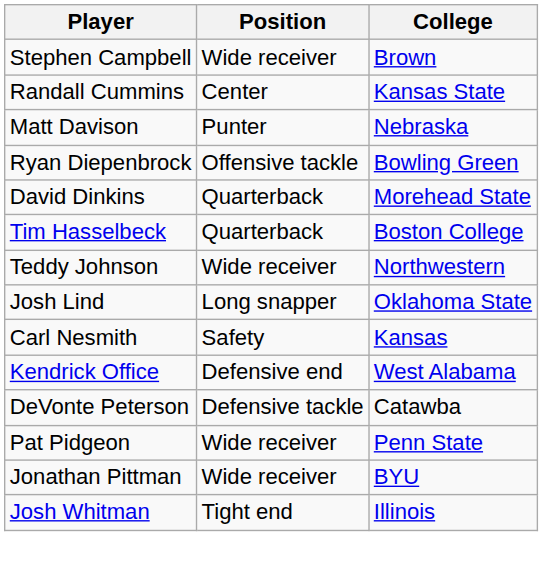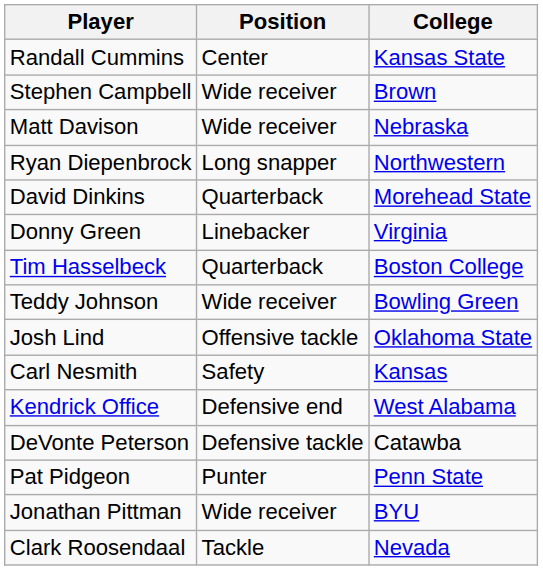rows swapped: (101, 57) <-> (97, 92)
(234, 127) Punter -> (269, 127) Wide receiver
(280, 162) Offensive tackle -> (269, 162) Long snapper
(446, 162) Bowling Green -> (439, 162) Northwestern
+ row: (75, 232)
(439, 267) Northwestern -> (446, 302) Bowling Green
(269, 302) Long snapper -> (280, 337) Offensive tackle
(269, 442) Wide receiver -> (234, 477) Punter
+ row: (98, 547)
- row: (80, 512)
